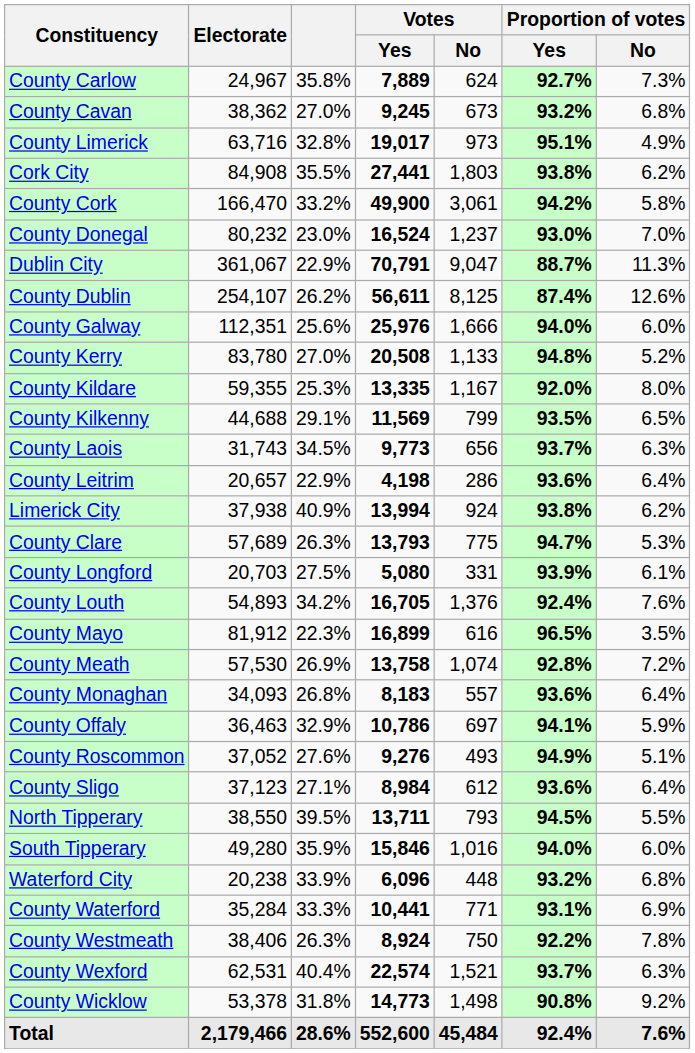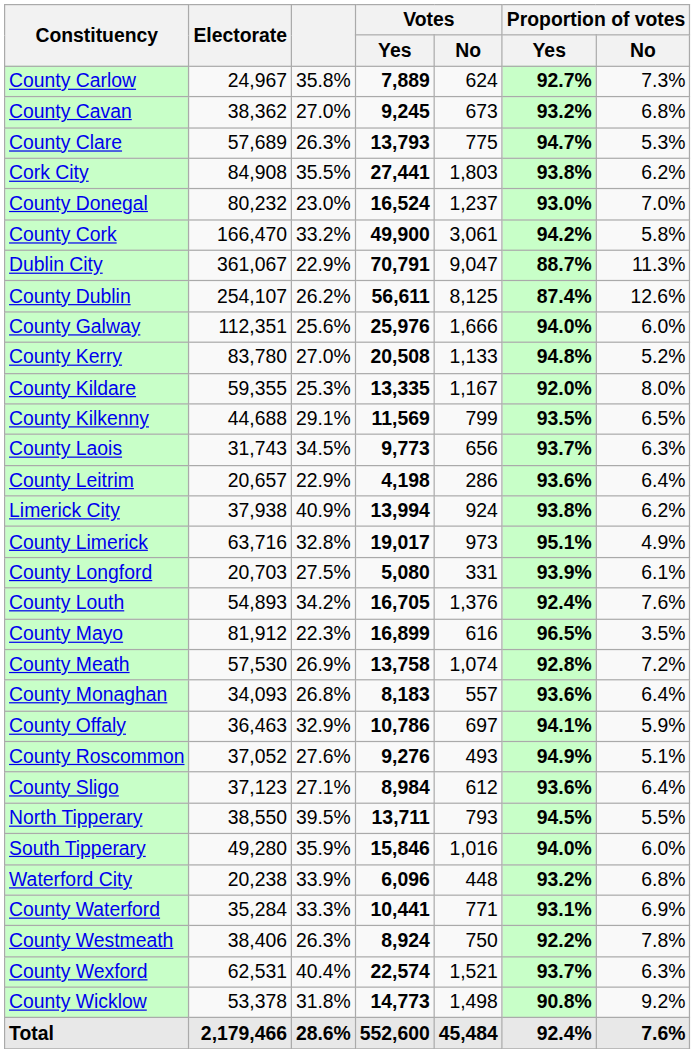rows swapped: (66, 541) <-> (78, 142)
rows swapped: (63, 204) <-> (78, 234)
